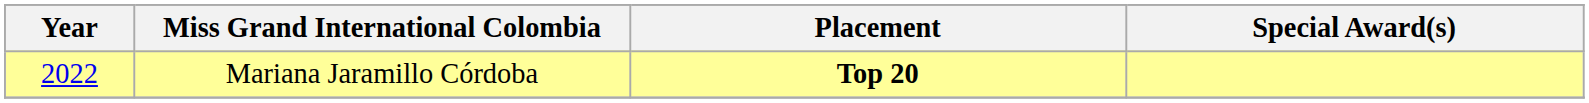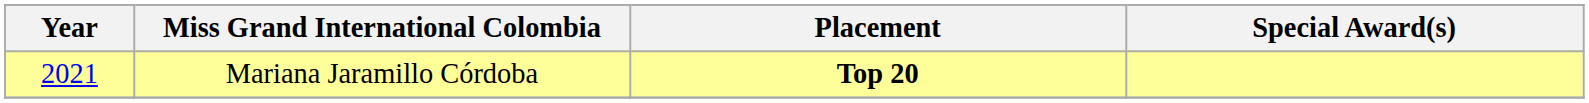(69, 73) 2022 -> (69, 73) 2021
